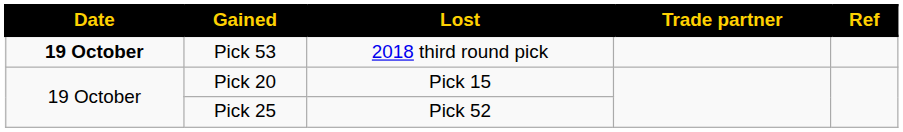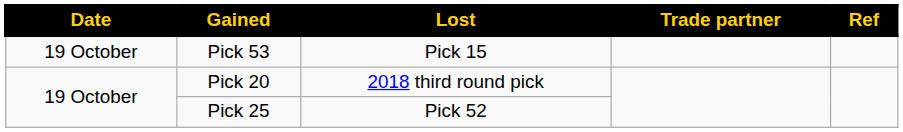(94, 51) bold -> (91, 51) normal
(460, 51) 2018 third round pick -> (456, 51) Pick 15
(460, 81) Pick 15 -> (456, 81) 2018 third round pick
